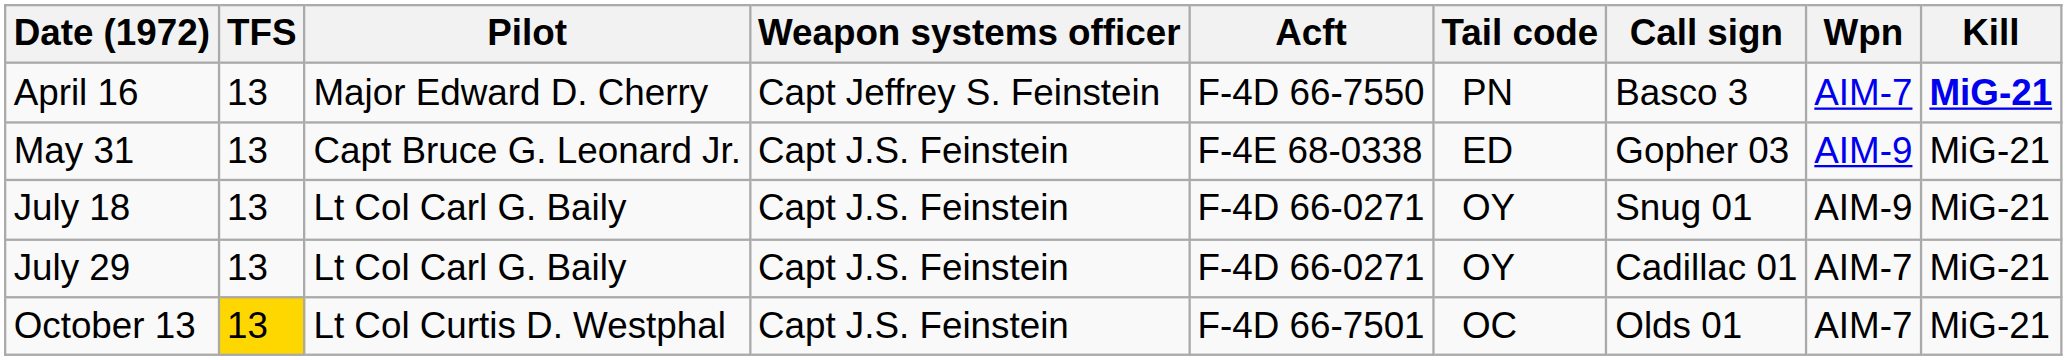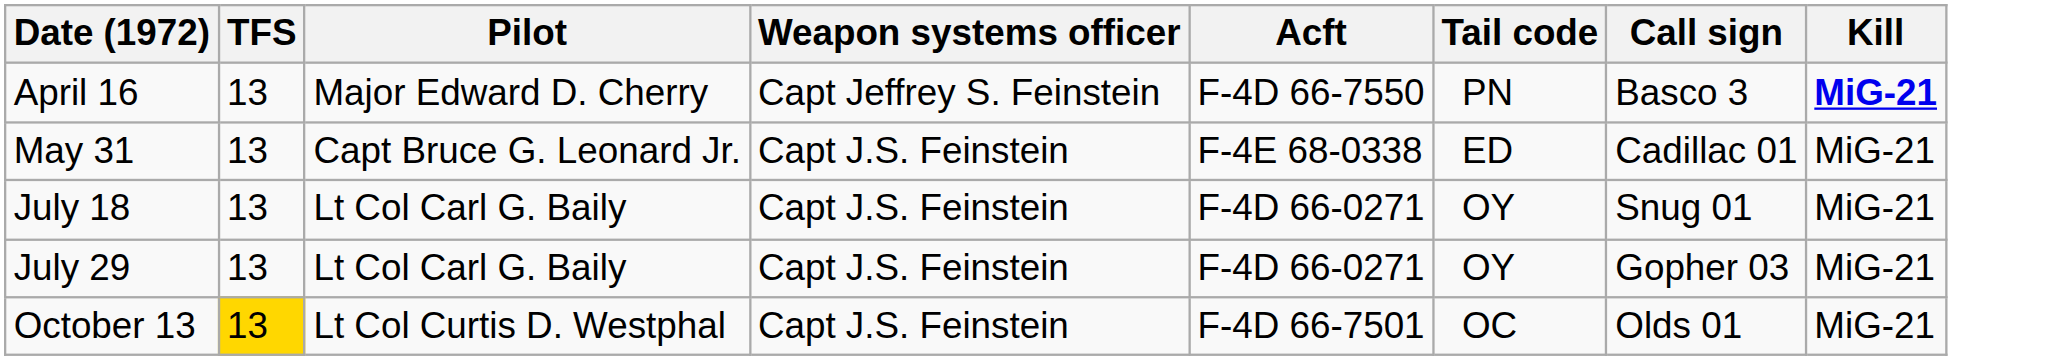- column: (1863, 33)
(1702, 150) Gopher 03 -> (1706, 150) Cadillac 01
(1706, 267) Cadillac 01 -> (1702, 267) Gopher 03
